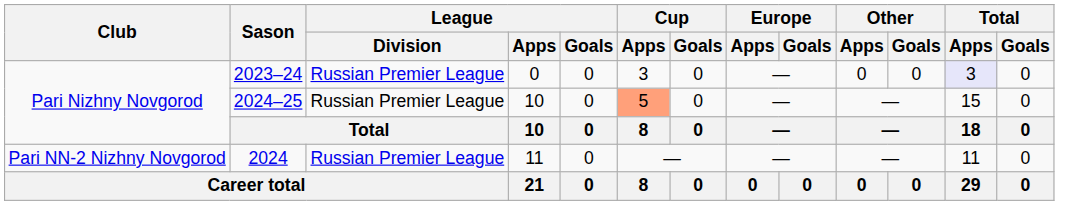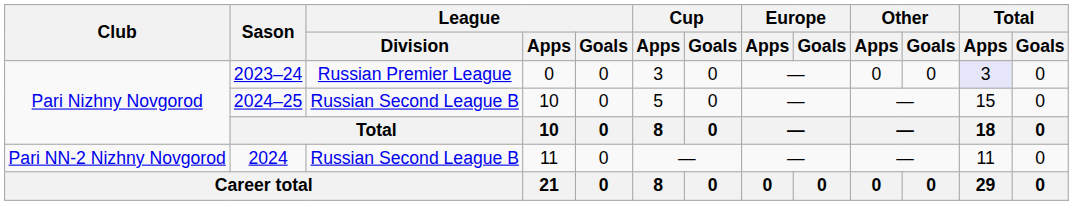(407, 102) Russian Premier League -> (415, 102) Russian Second League B
(643, 102) lightsalmon background -> (658, 102) no background
(407, 158) Russian Premier League -> (415, 158) Russian Second League B
